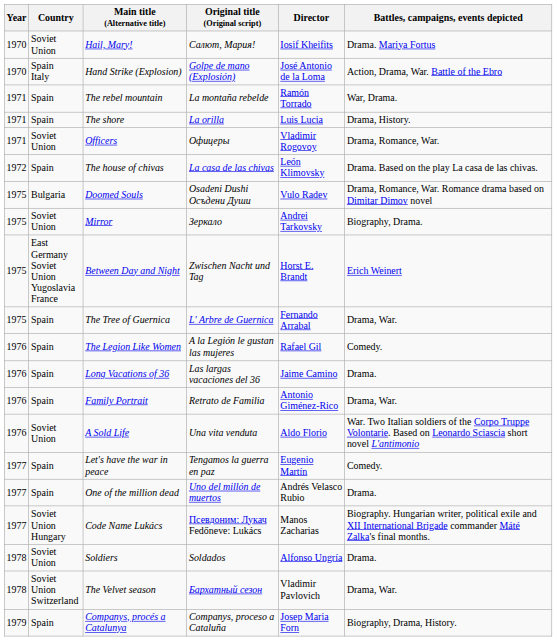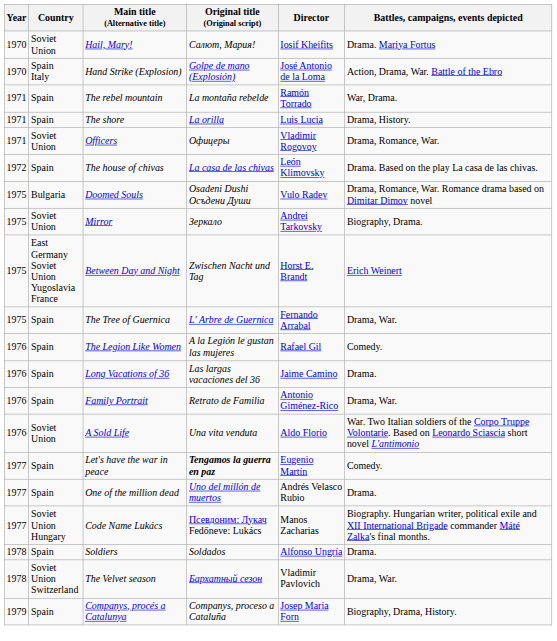(229, 465) normal -> (230, 465) bold
(44, 557) Soviet Union -> (42, 552) Spain
